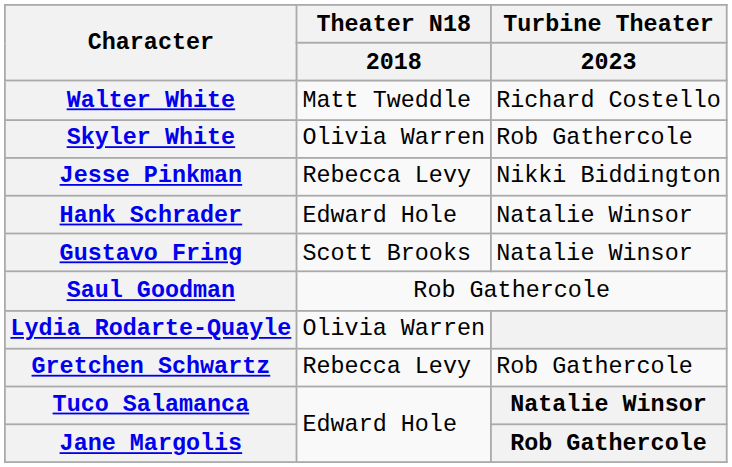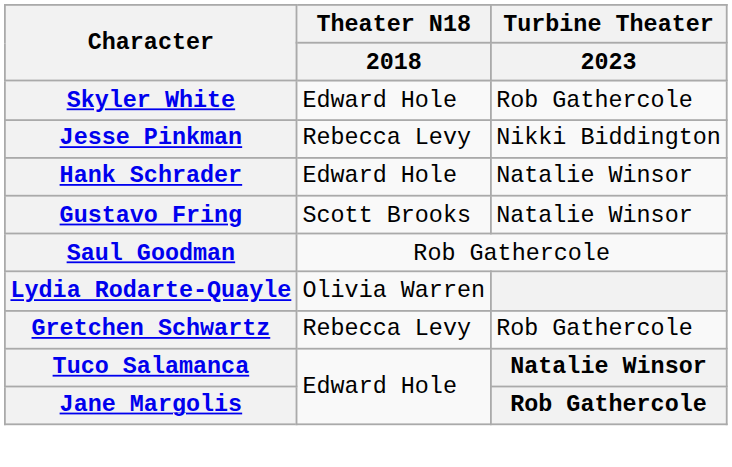- row: (151, 100)
(394, 138) Olivia Warren -> (380, 100) Edward Hole
